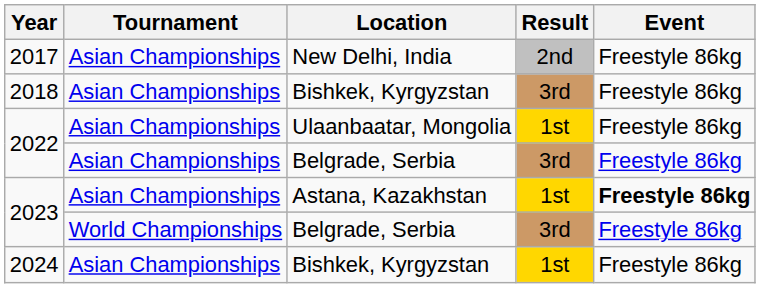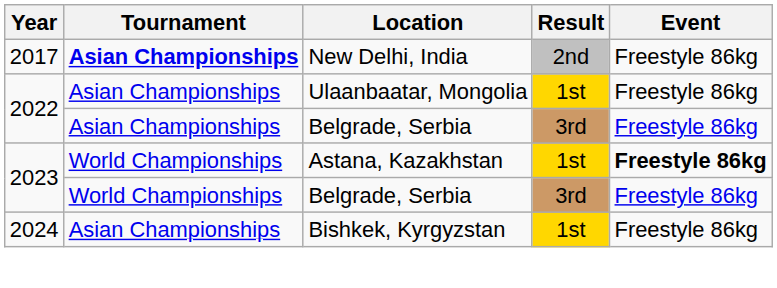(174, 57) normal -> (183, 57) bold
- row: (34, 92)
(174, 195) Asian Championships -> (175, 161) World Championships
